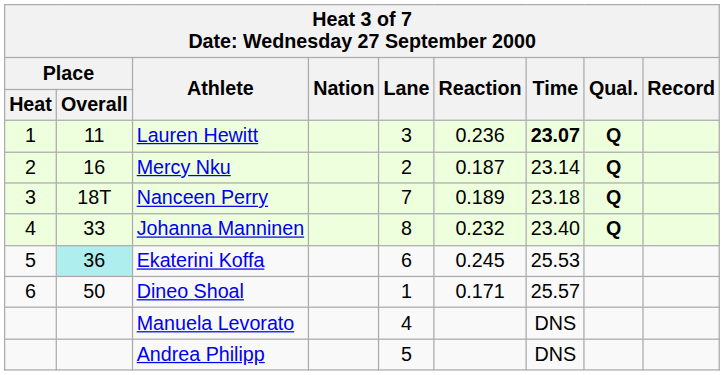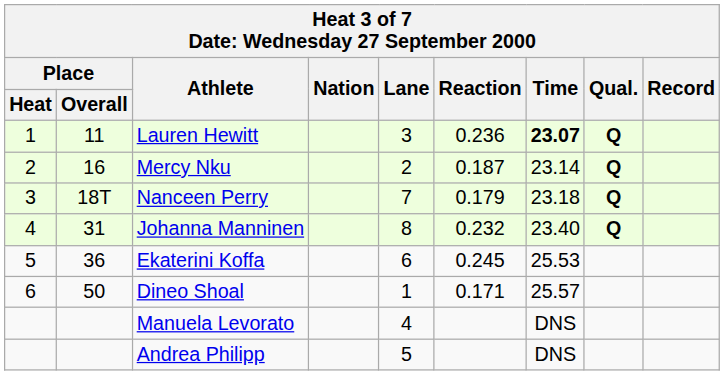(480, 198) 0.189 -> (480, 198) 0.179
(94, 229) 33 -> (94, 229) 31
(94, 260) paleturquoise background -> (94, 260) no background
